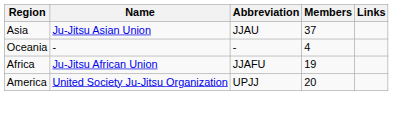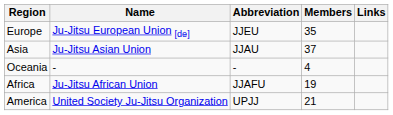+ row: (24, 31)
(310, 82) 20 -> (310, 101) 21
